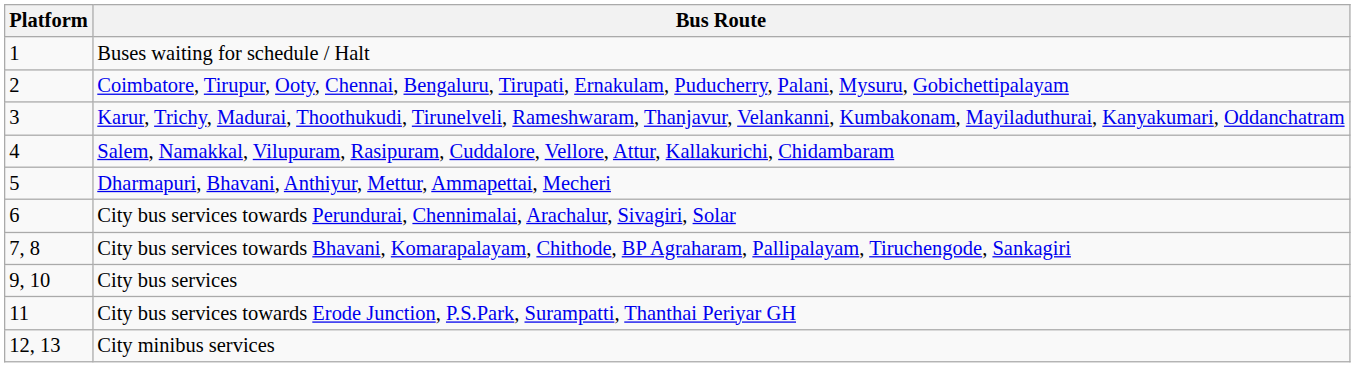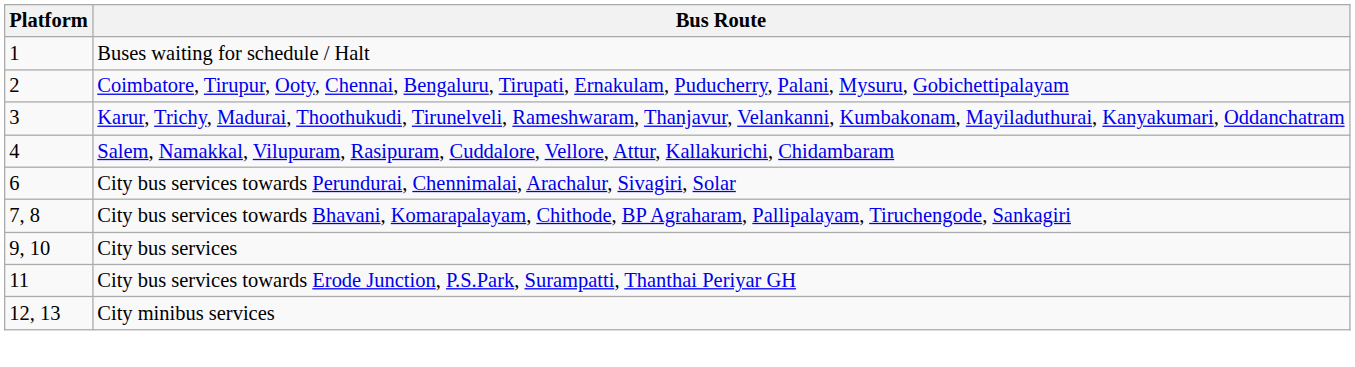- row: (354, 183)
